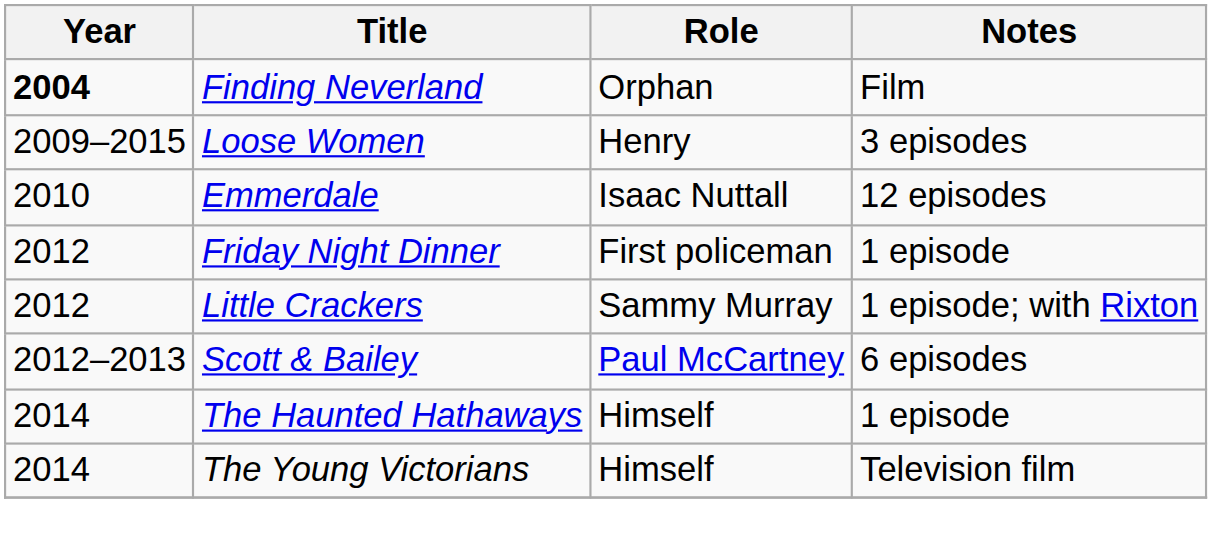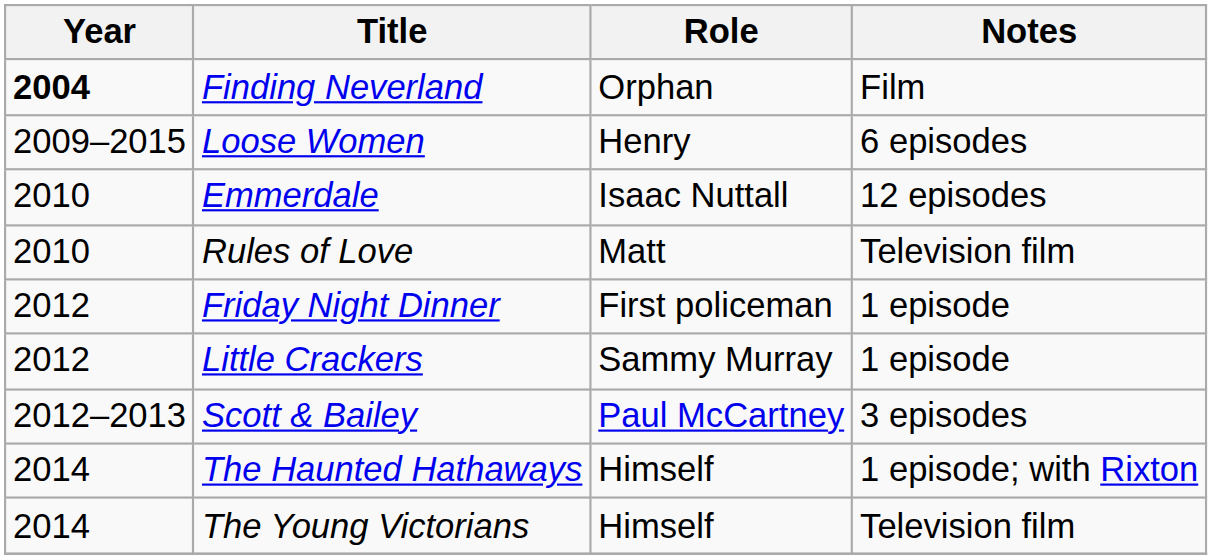(944, 141) 3 episodes -> (944, 141) 6 episodes
+ row: (308, 251)
(1029, 305) 1 episode; with Rixton -> (935, 360) 1 episode
(944, 360) 6 episodes -> (944, 415) 3 episodes
(935, 415) 1 episode -> (1029, 470) 1 episode; with Rixton
